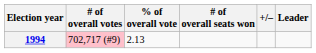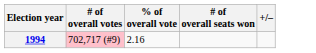- column: (293, 18)
(136, 39) 2.13 -> (136, 39) 2.16
